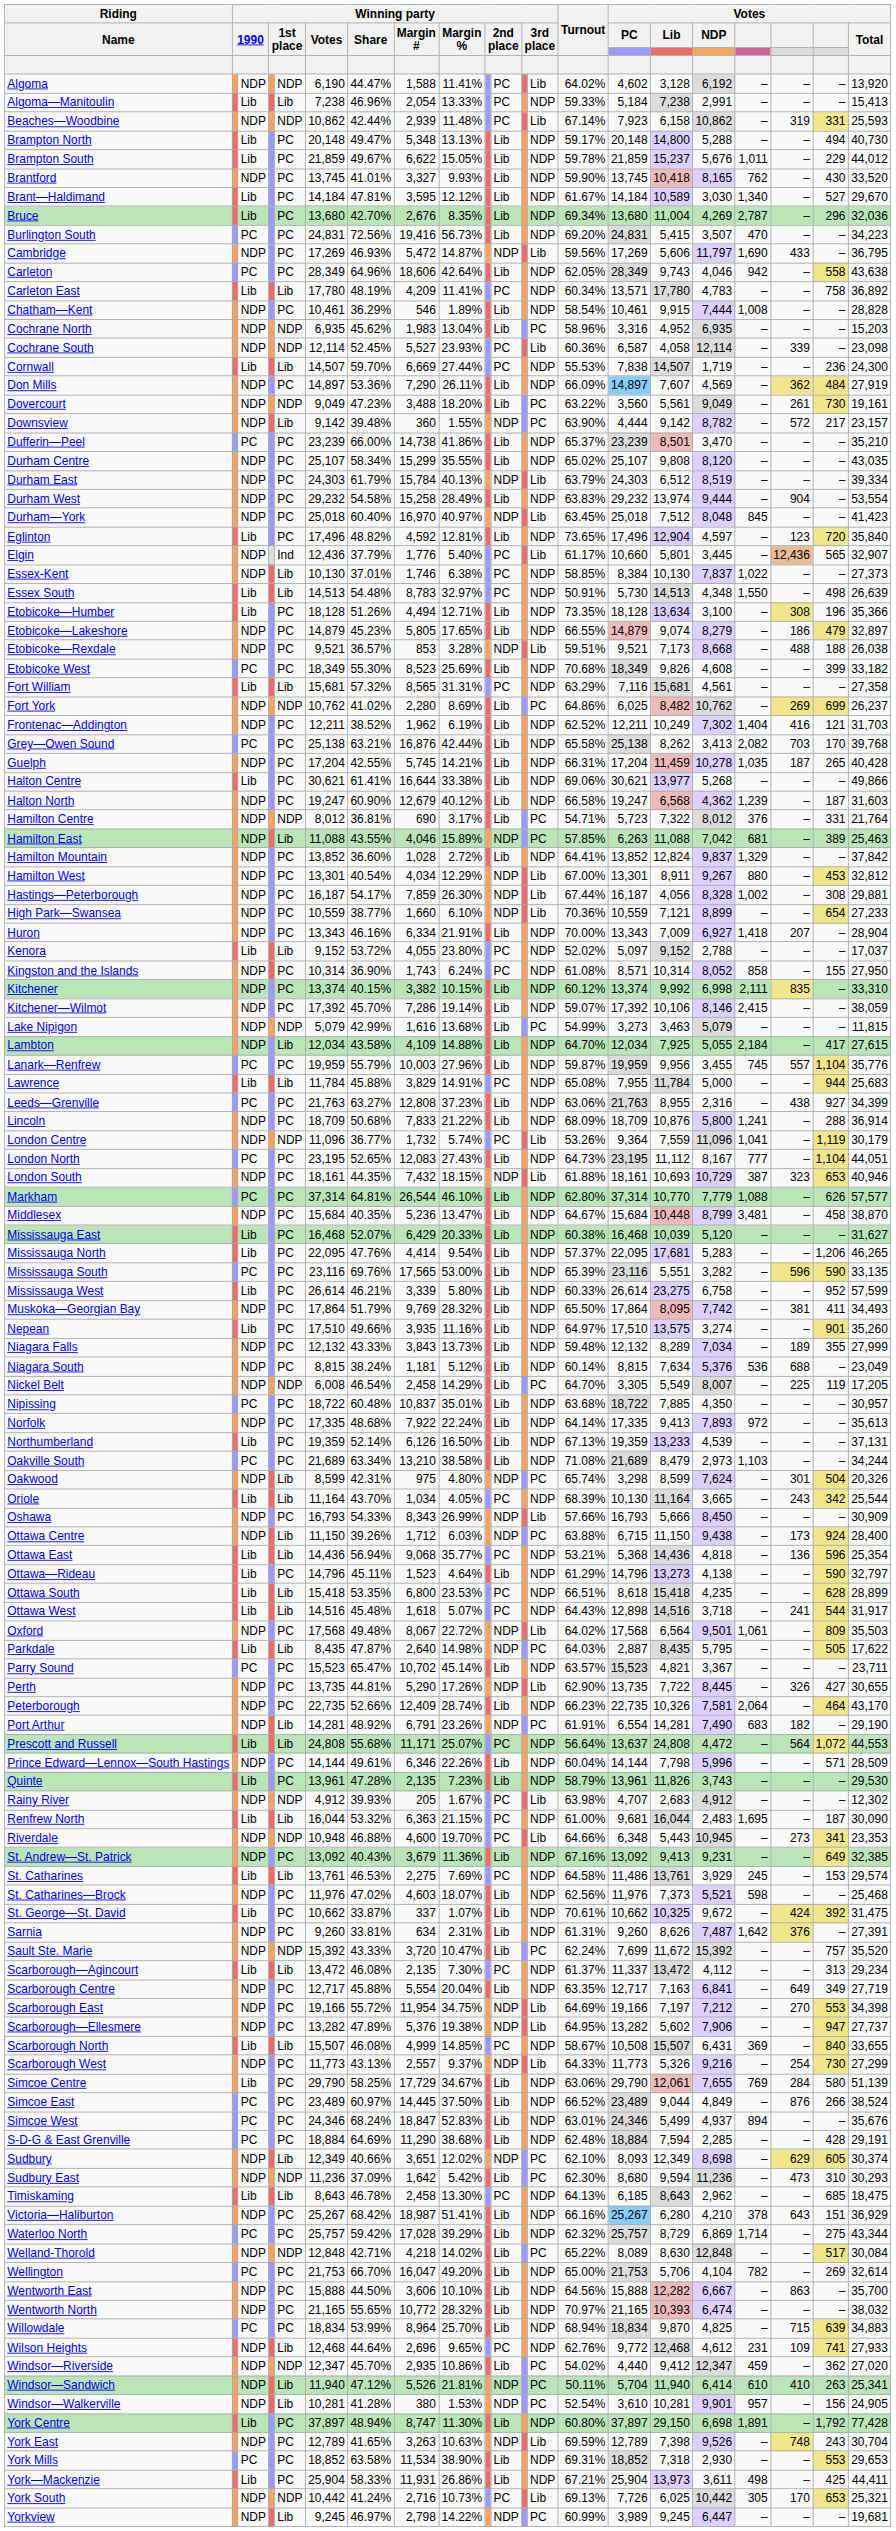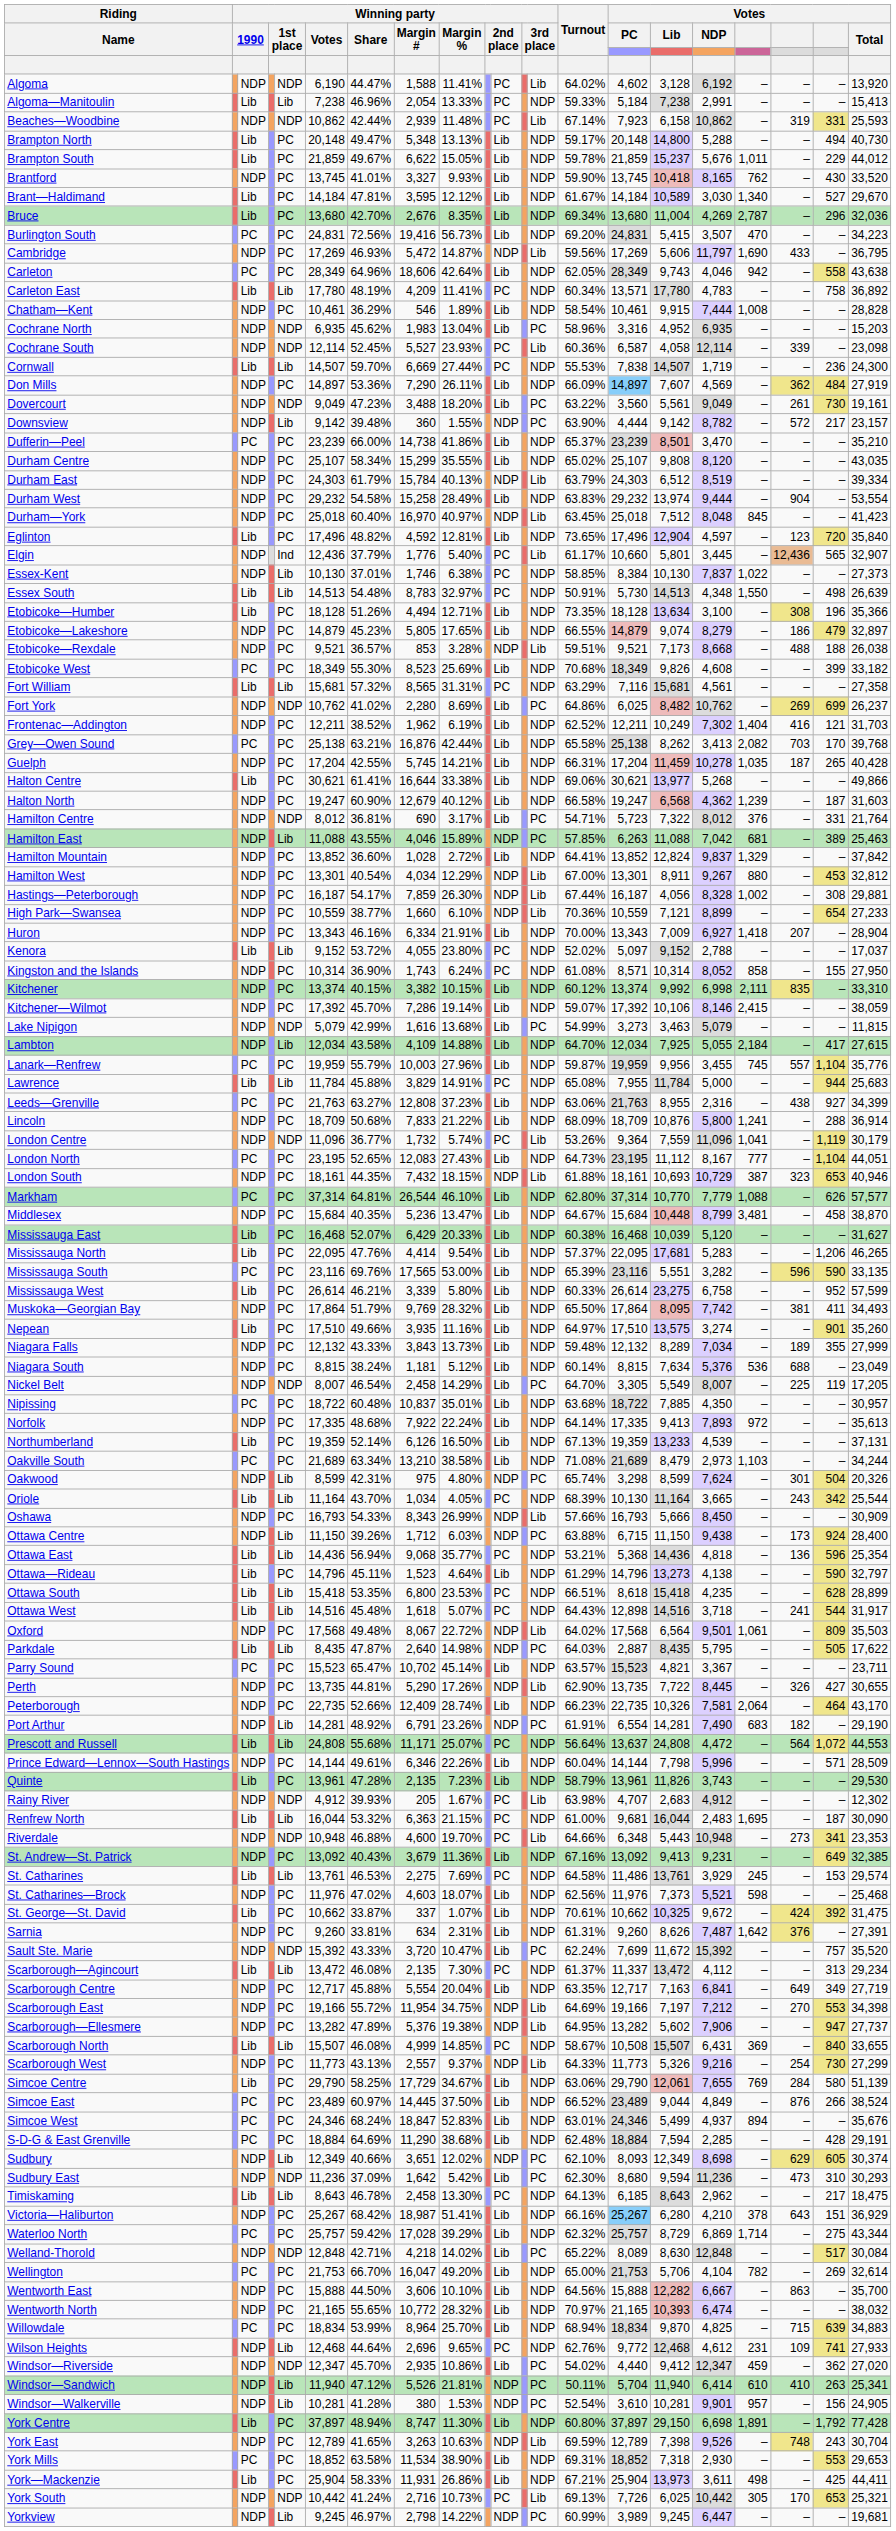(330, 1385) 6,008 -> (330, 1385) 8,007
(714, 1838) 10,945 -> (714, 1838) 10,948
(836, 2196) 685 -> (836, 2196) 217
